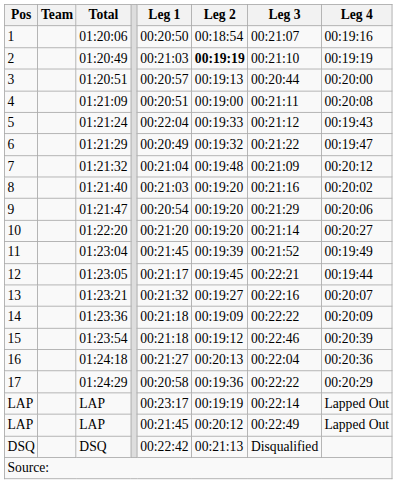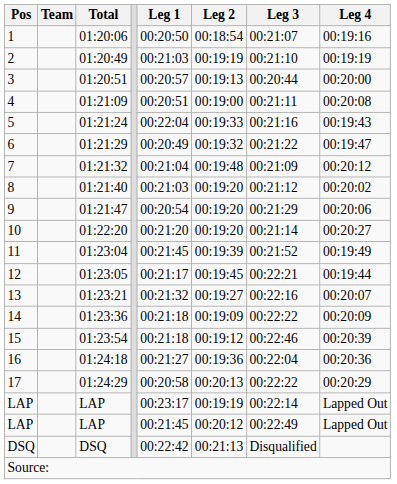(220, 58) bold -> (219, 58) normal
(275, 123) 00:21:12 -> (274, 123) 00:21:16
(275, 187) 00:21:16 -> (274, 187) 00:21:12
(219, 360) 00:20:13 -> (219, 360) 00:19:36
(219, 381) 00:19:36 -> (219, 381) 00:20:13
